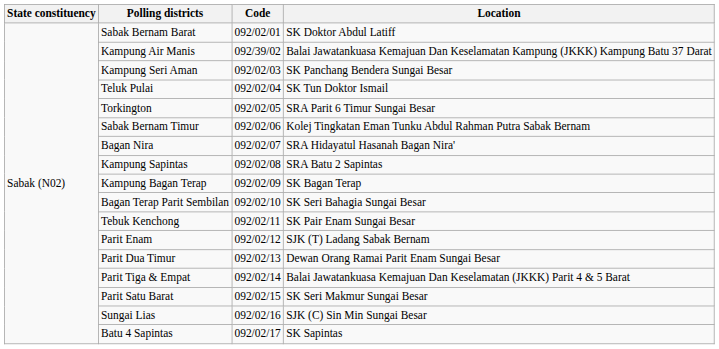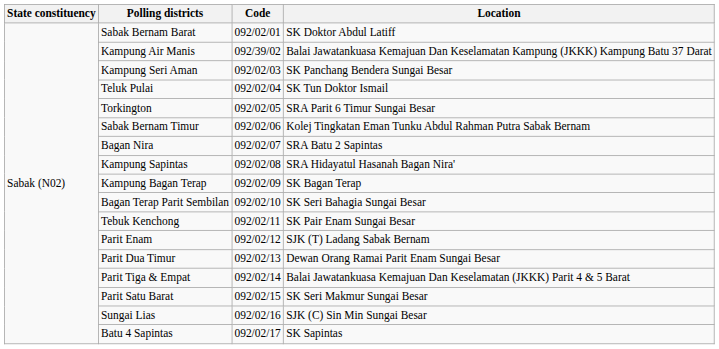(371, 145) SRA Hidayatul Hasanah Bagan Nira' -> (334, 145) SRA Batu 2 Sapintas
(334, 164) SRA Batu 2 Sapintas -> (371, 164) SRA Hidayatul Hasanah Bagan Nira'
